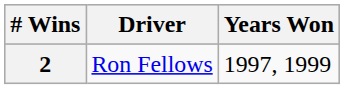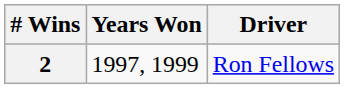columns swapped: (152, 24) <-> (279, 24)
